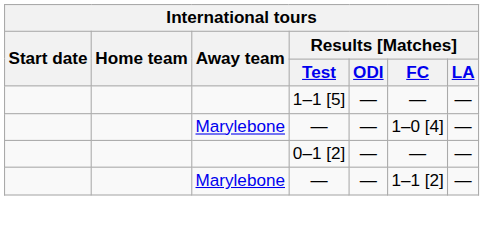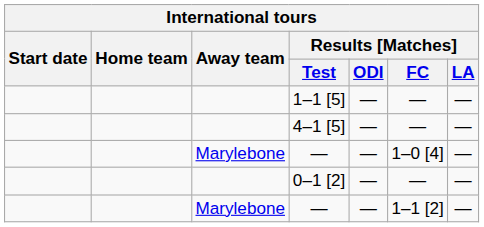+ row: (240, 127)
